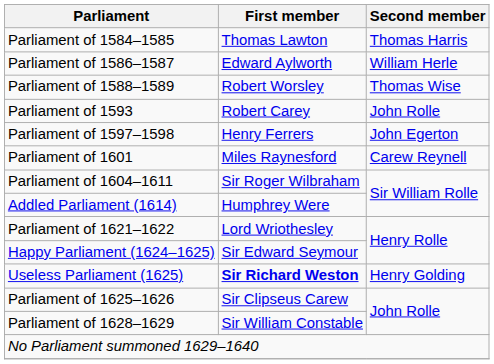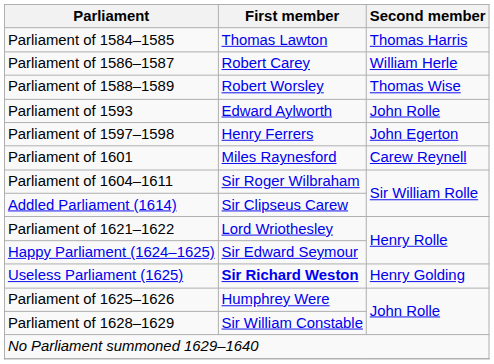(277, 63) Edward Aylworth -> (266, 63) Robert Carey
(266, 110) Robert Carey -> (277, 110) Edward Aylworth
(276, 205) Humphrey Were -> (285, 205) Sir Clipseus Carew
(285, 299) Sir Clipseus Carew -> (276, 299) Humphrey Were
